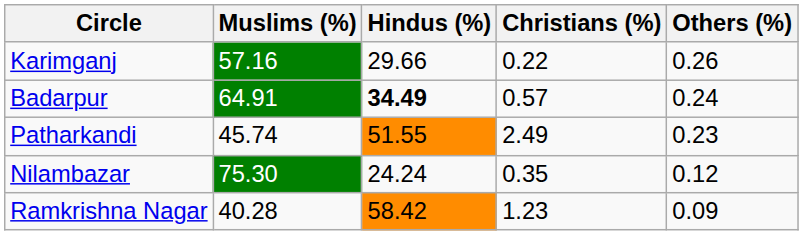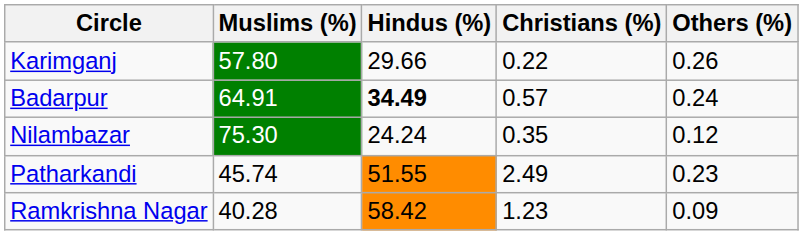(248, 60) 57.16 -> (248, 60) 57.80
rows swapped: (70, 173) <-> (73, 135)
